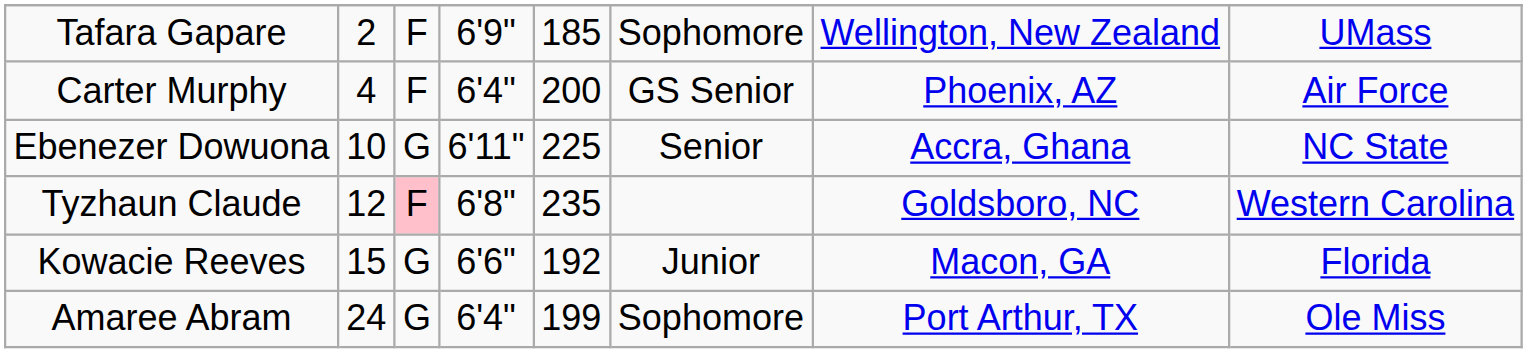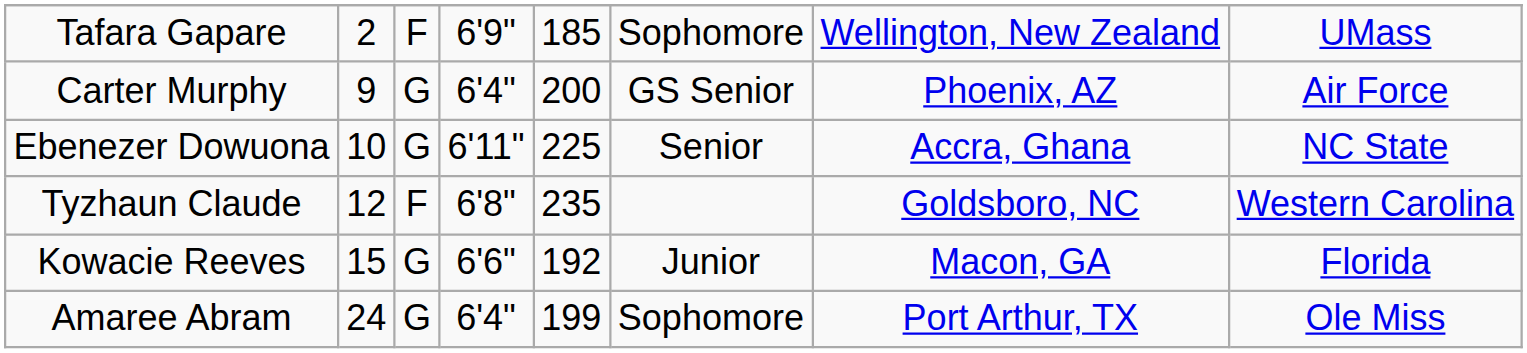(366, 90) 4 -> (366, 90) 9
(417, 90) F -> (417, 90) G
(417, 204) pink background -> (417, 204) no background
